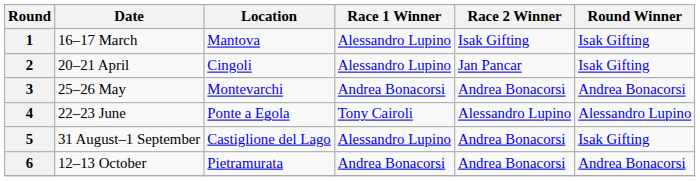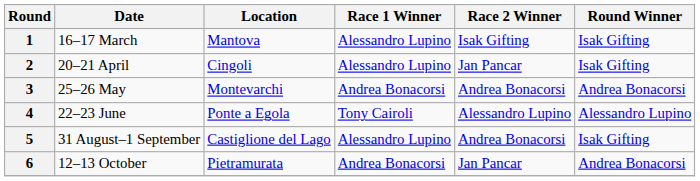(512, 163) Andrea Bonacorsi -> (490, 163) Jan Pancar
